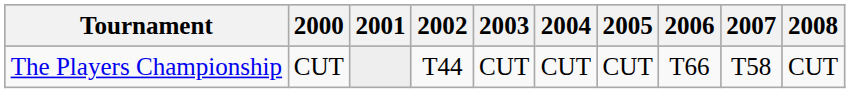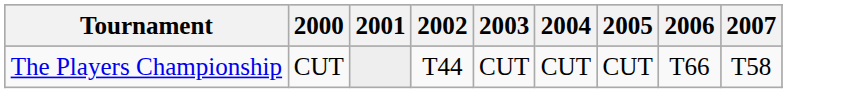- column: (813, 25)
